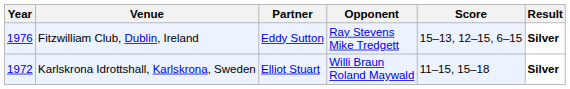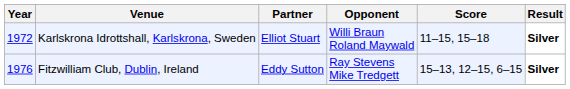rows swapped: (147, 69) <-> (118, 38)
